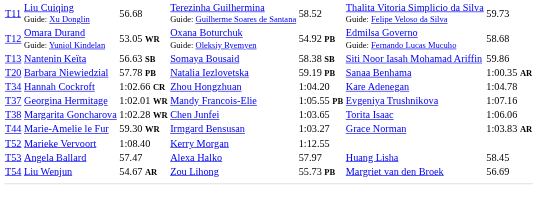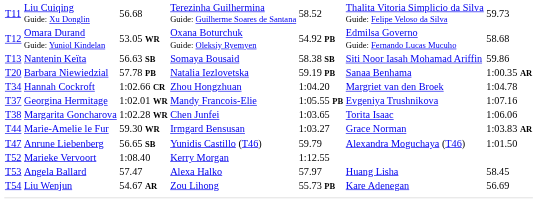(377, 87) Kare Adenegan -> (395, 87) Margriet van den Broek
+ row: (64, 143)
(395, 171) Margriet van den Broek -> (377, 185) Kare Adenegan
